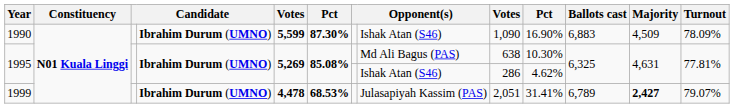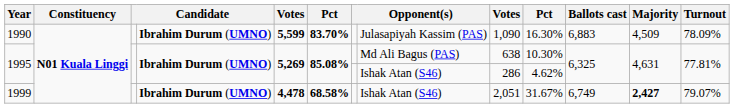(329, 34) 87.30% -> (329, 34) 83.70%
(401, 34) Ishak Atan (S46) -> (424, 34) Julasapiyah Kassim (PAS)
(544, 34) 16.90% -> (544, 34) 16.30%
(329, 93) 68.53% -> (329, 93) 68.58%
(424, 93) Julasapiyah Kassim (PAS) -> (401, 93) Ishak Atan (S46)
(544, 93) 31.41% -> (544, 93) 31.67%
(582, 93) 6,789 -> (582, 93) 6,749
